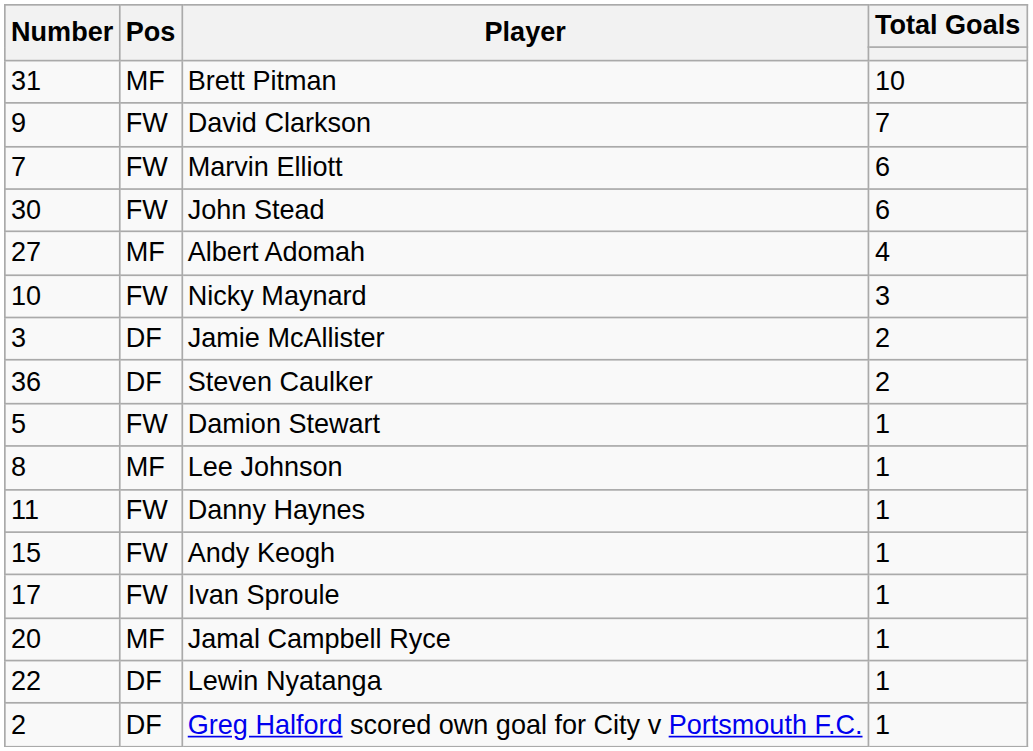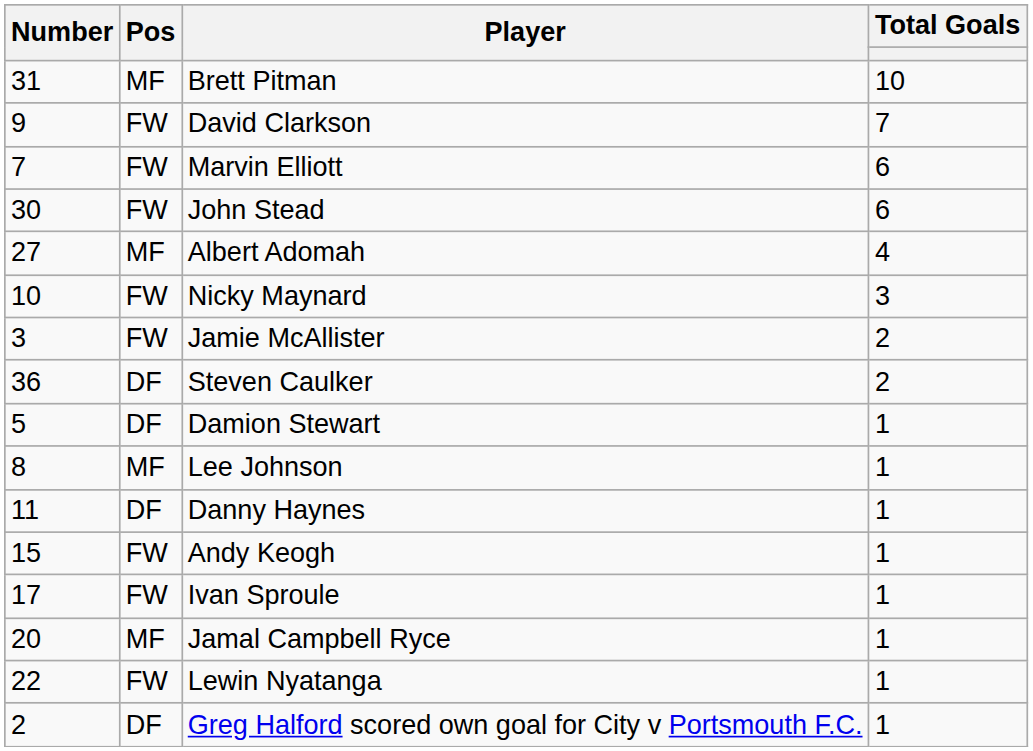(144, 338) DF -> (147, 338) FW
(147, 424) FW -> (144, 424) DF
(147, 510) FW -> (144, 510) DF
(144, 681) DF -> (147, 681) FW
